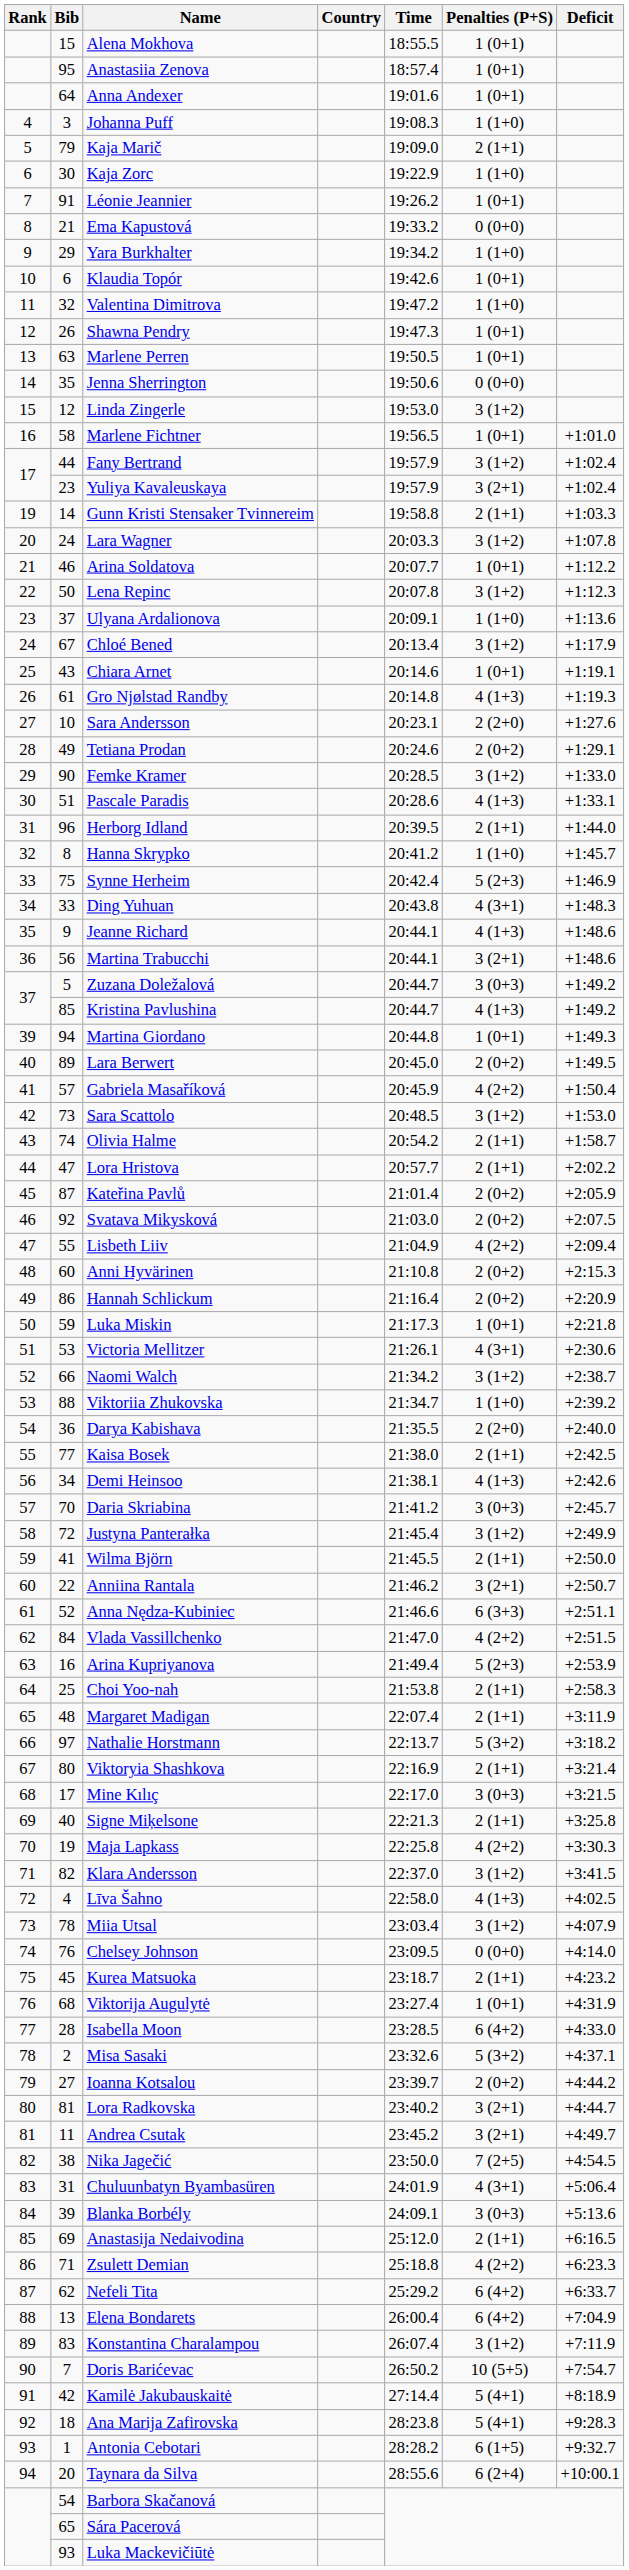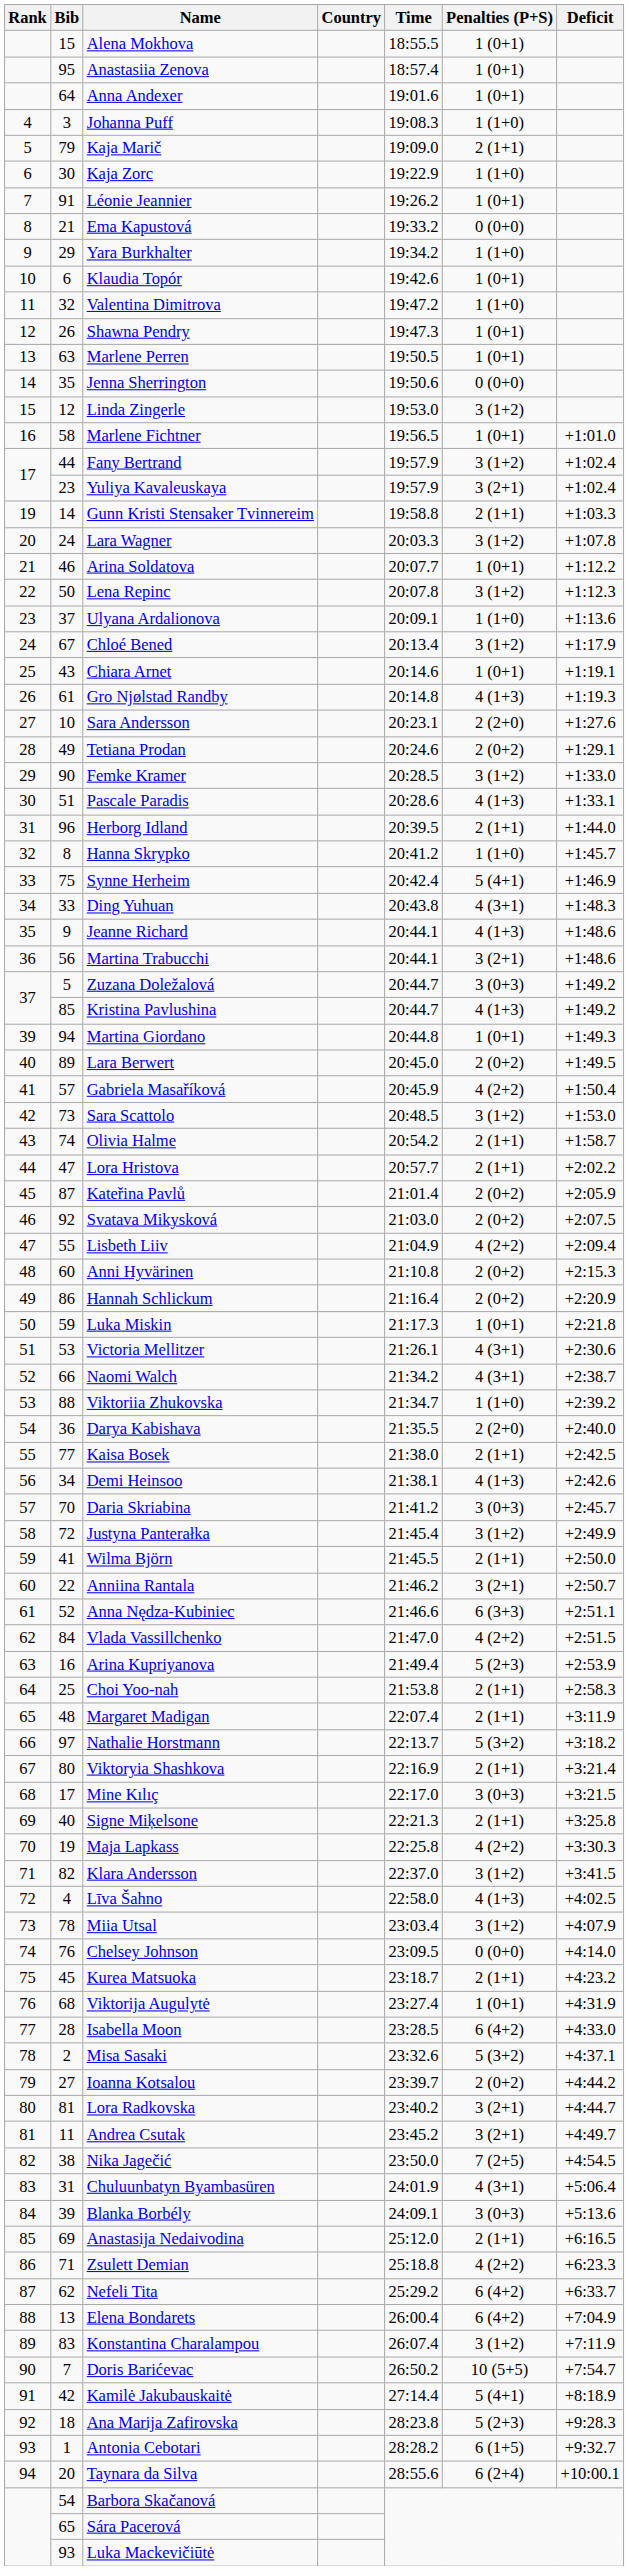(500, 880) 5 (2+3) -> (500, 880) 5 (4+1)
(500, 1376) 3 (1+2) -> (500, 1376) 4 (3+1)
(500, 2422) 5 (4+1) -> (500, 2422) 5 (2+3)
